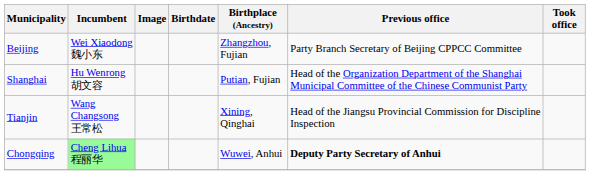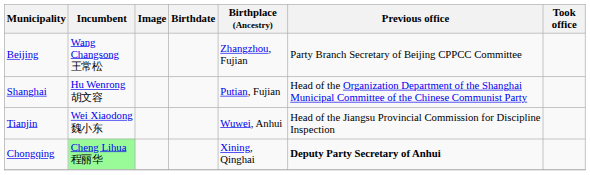(102, 48) Wei Xiaodong 魏小东 -> (95, 54) Wang Changsong 王常松
(95, 116) Wang Changsong 王常松 -> (102, 122) Wei Xiaodong 魏小东
(238, 117) Xining, Qinghai -> (251, 123) Wuwei, Anhui
(251, 154) Wuwei, Anhui -> (238, 154) Xining, Qinghai
